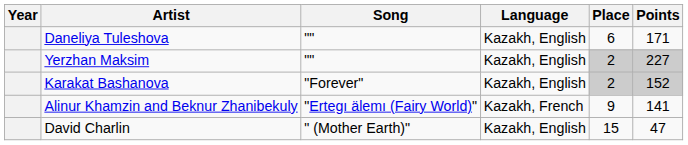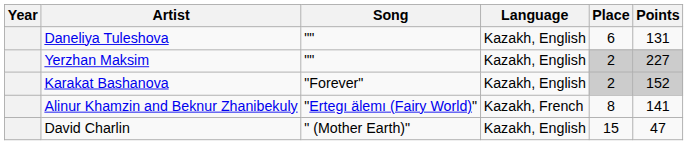(658, 38) 171 -> (658, 38) 131
(611, 106) 9 -> (611, 106) 8
